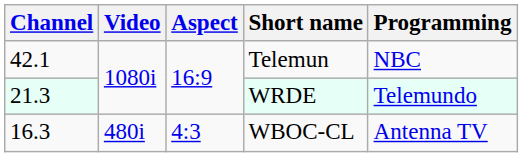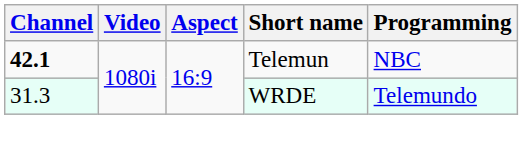(30, 59) normal -> (30, 59) bold
(30, 95) 21.3 -> (30, 95) 31.3
- row: (302, 132)
